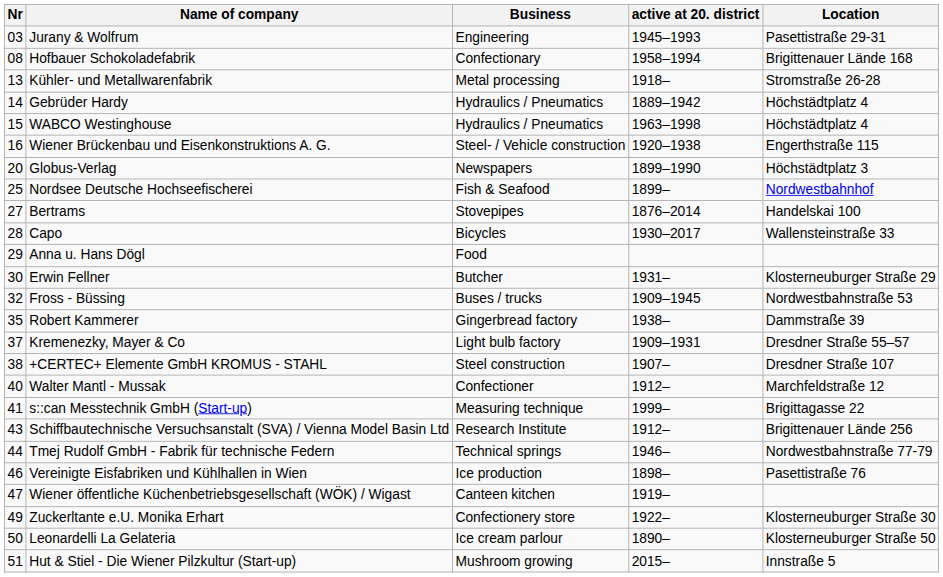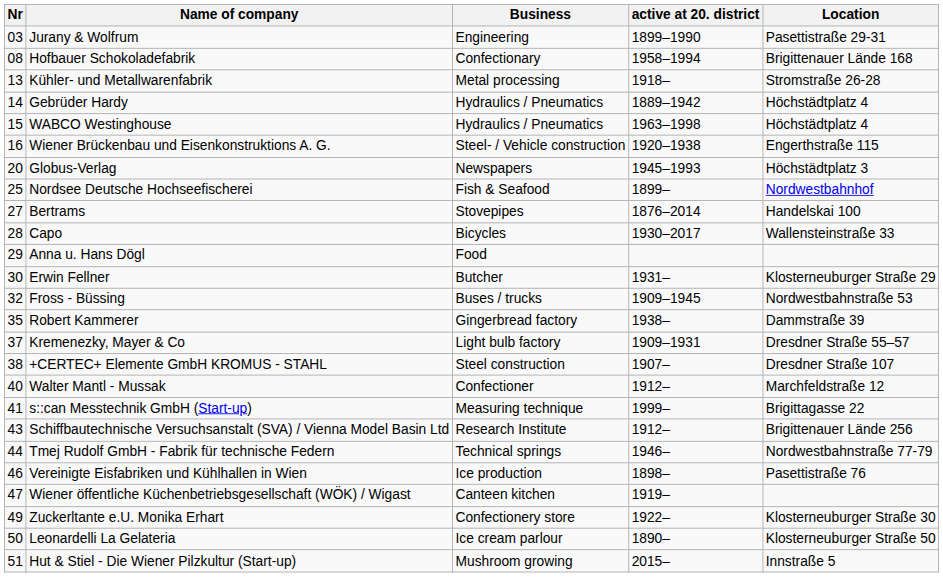(666, 37) 1945–1993 -> (666, 37) 1899–1990
(666, 168) 1899–1990 -> (666, 168) 1945–1993
